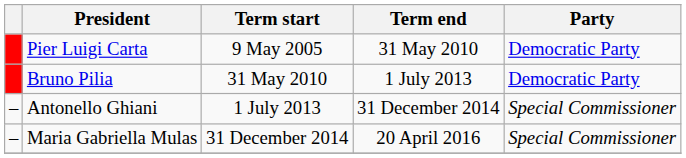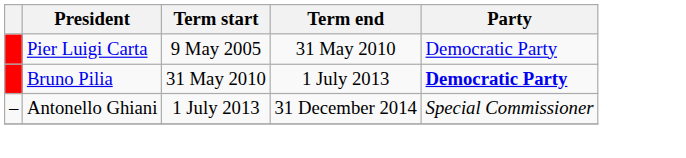(574, 78) normal -> (496, 78) bold
- row: (112, 138)
